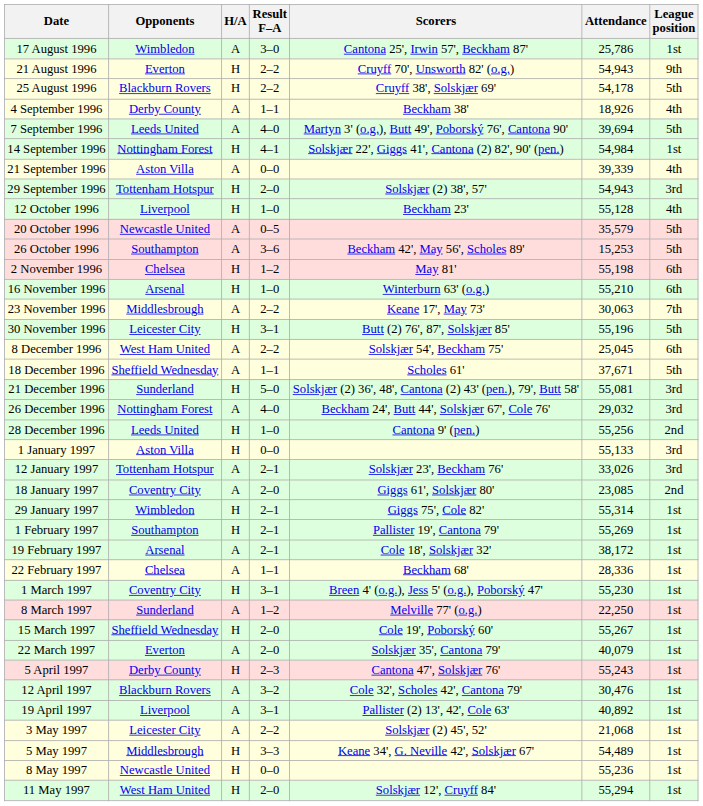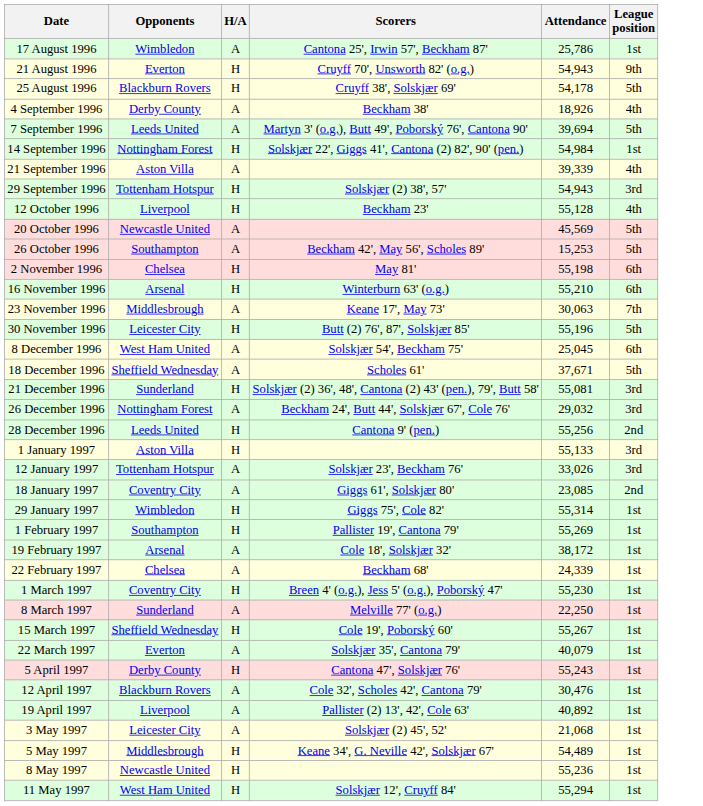- column: (270, 21)
(616, 229) 35,579 -> (576, 229) 45,569
(616, 569) 28,336 -> (576, 569) 24,339
